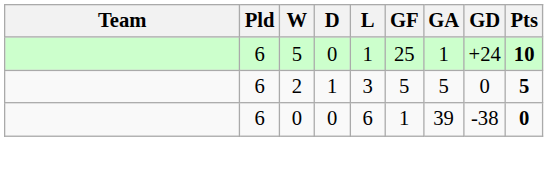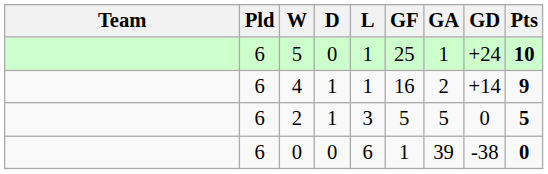+ row: (297, 86)
